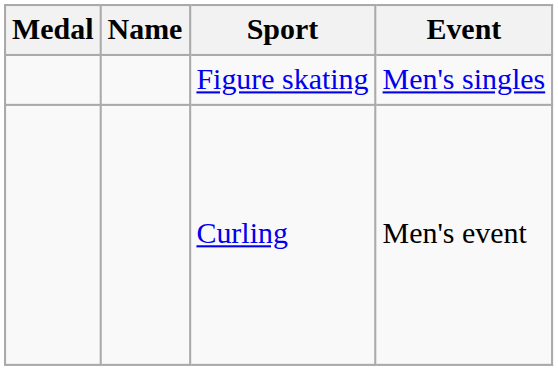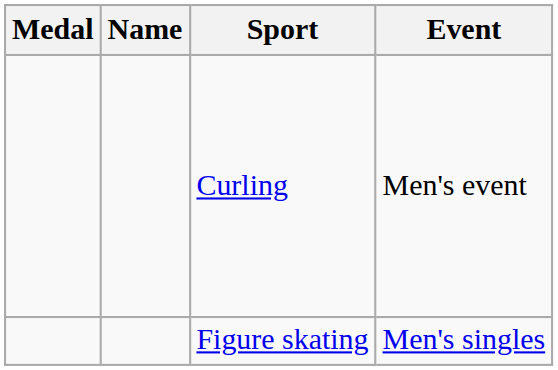rows swapped: (282, 78) <-> (242, 234)
